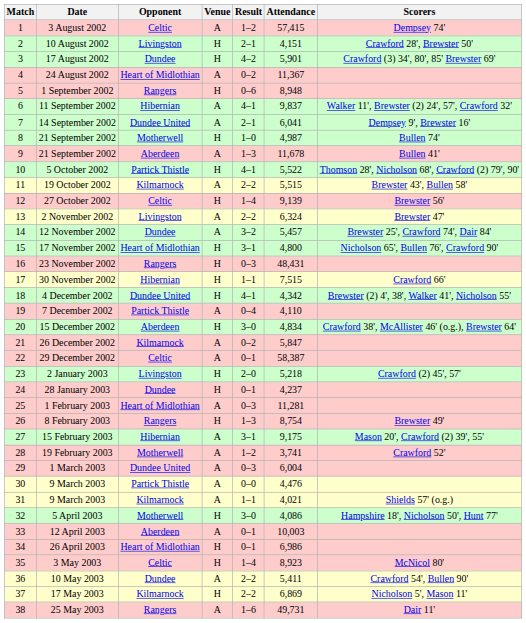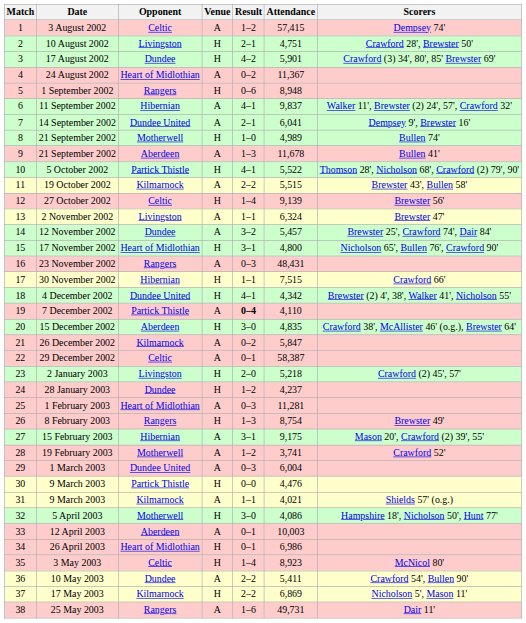(291, 43) 4,151 -> (291, 43) 4,751
(291, 138) 4,987 -> (291, 138) 4,989
(249, 216) 2–2 -> (249, 216) 1–1
(217, 264) H -> (217, 264) A
(249, 311) normal -> (249, 311) bold
(291, 327) 4,834 -> (291, 327) 4,835
(249, 389) 0–1 -> (249, 389) 1–2
(217, 484) A -> (217, 484) H
